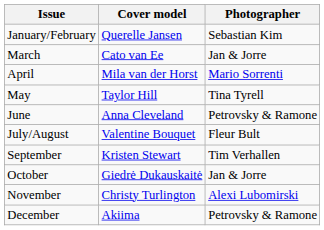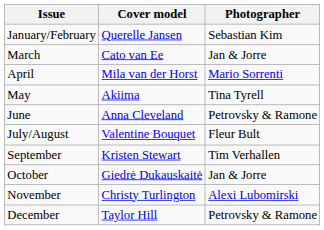(129, 94) Taylor Hill -> (121, 94) Akiima
(121, 214) Akiima -> (129, 214) Taylor Hill
